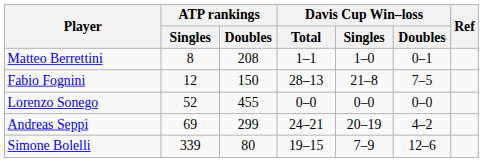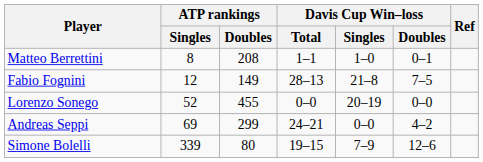(248, 80) 150 -> (248, 80) 149
(364, 102) 0–0 -> (364, 102) 20–19
(364, 124) 20–19 -> (364, 124) 0–0
